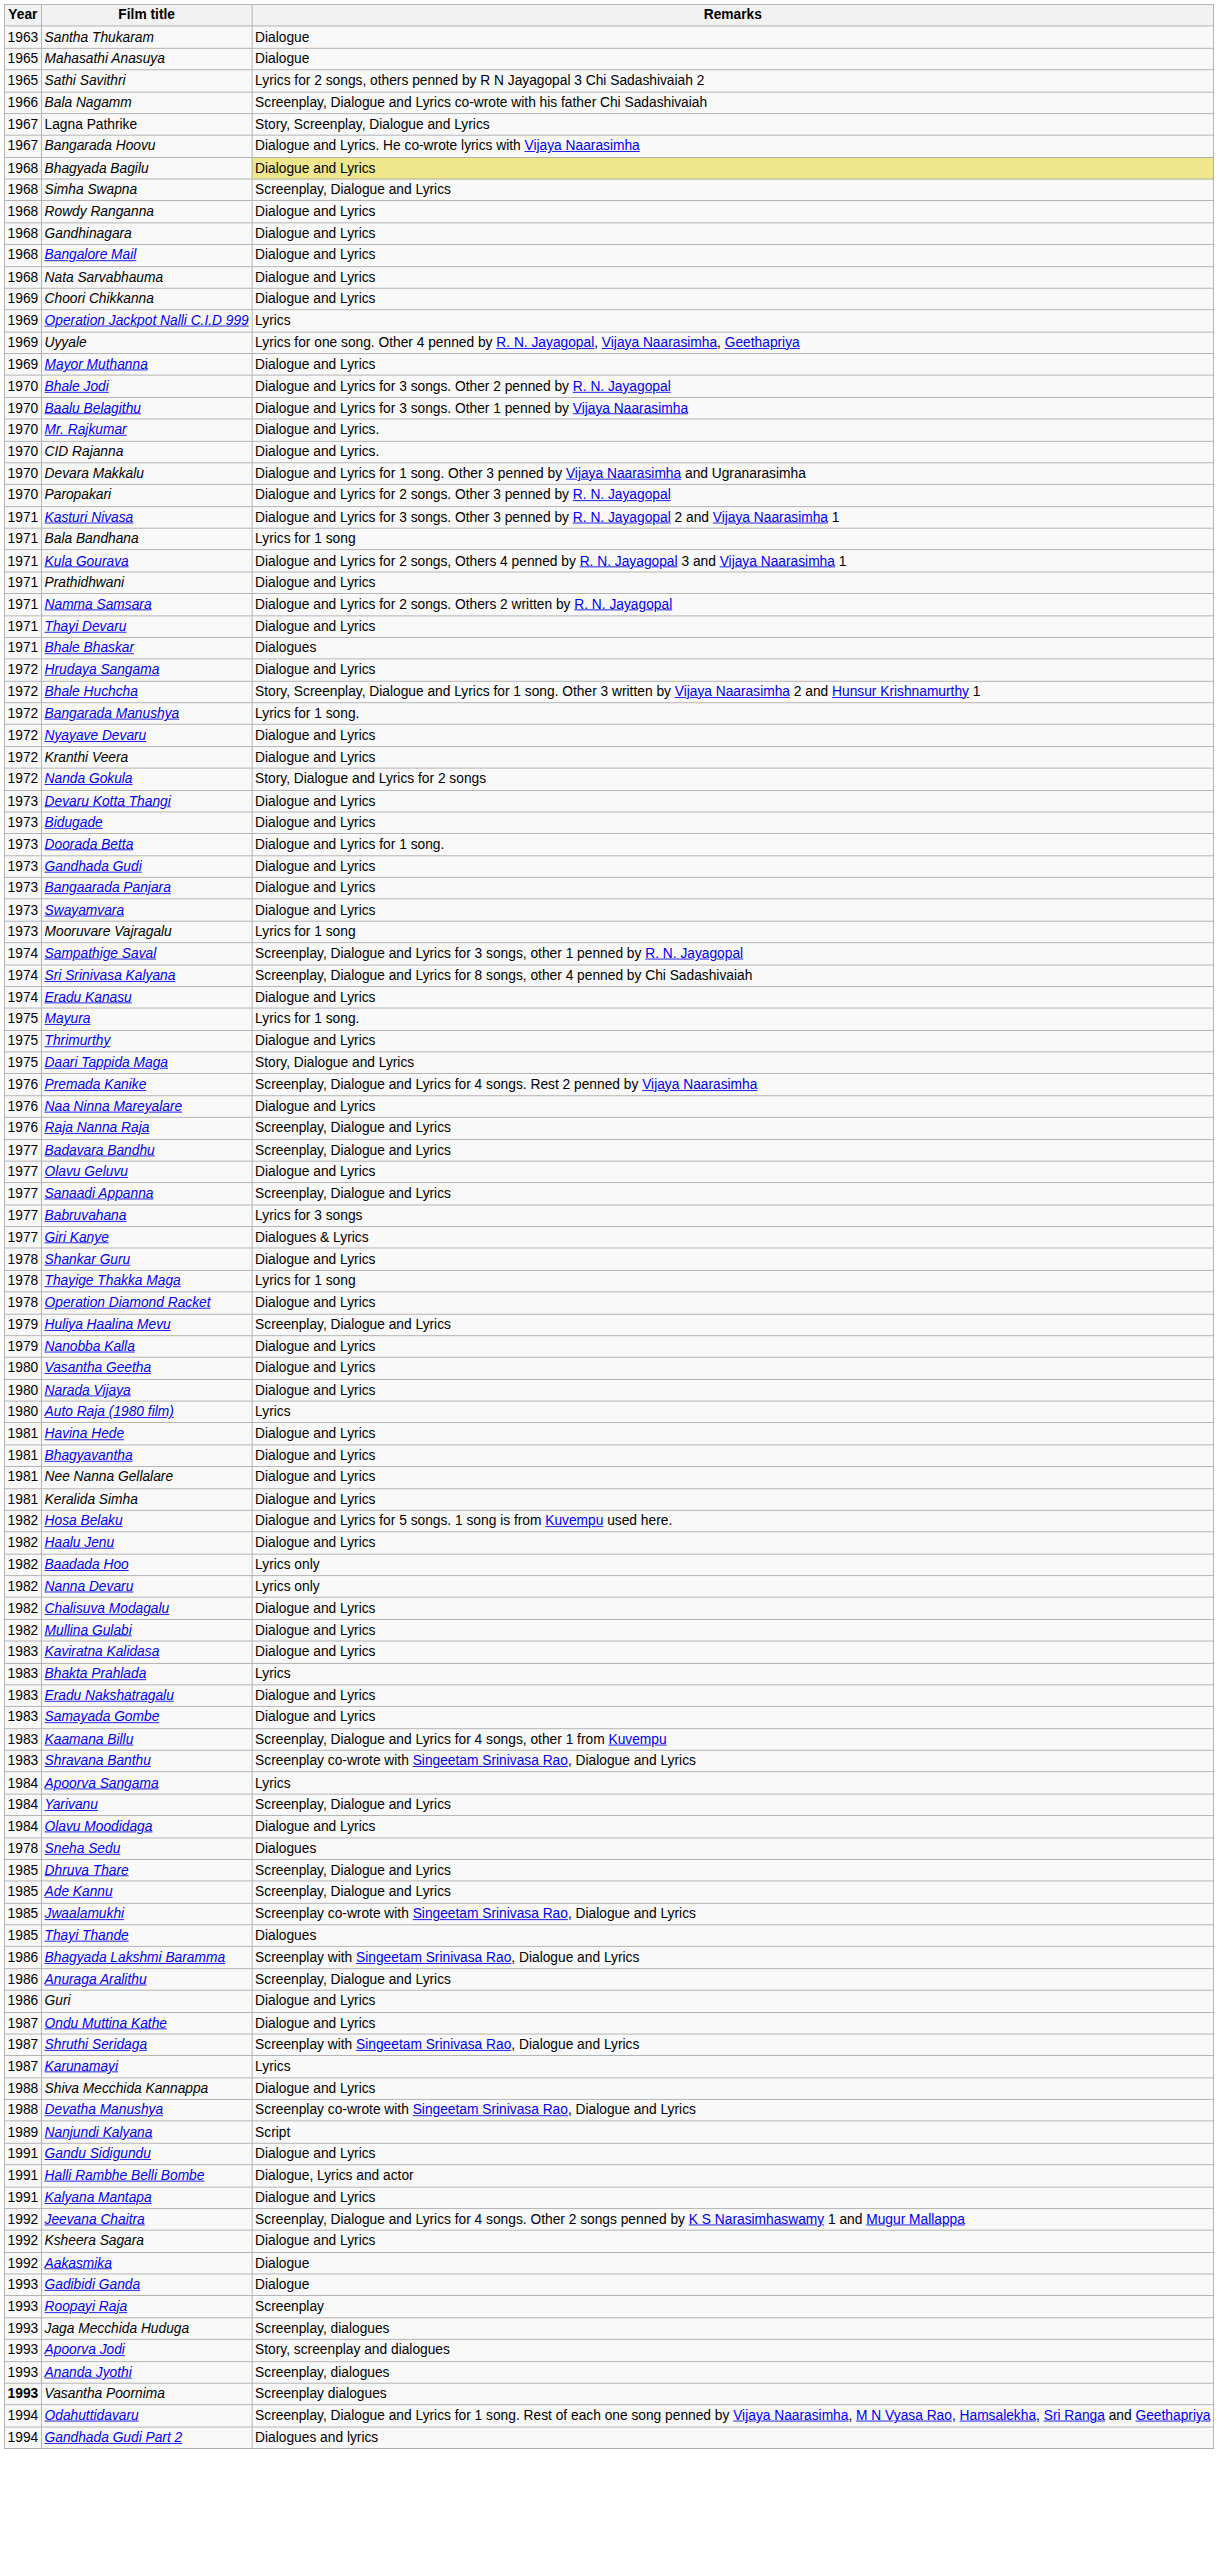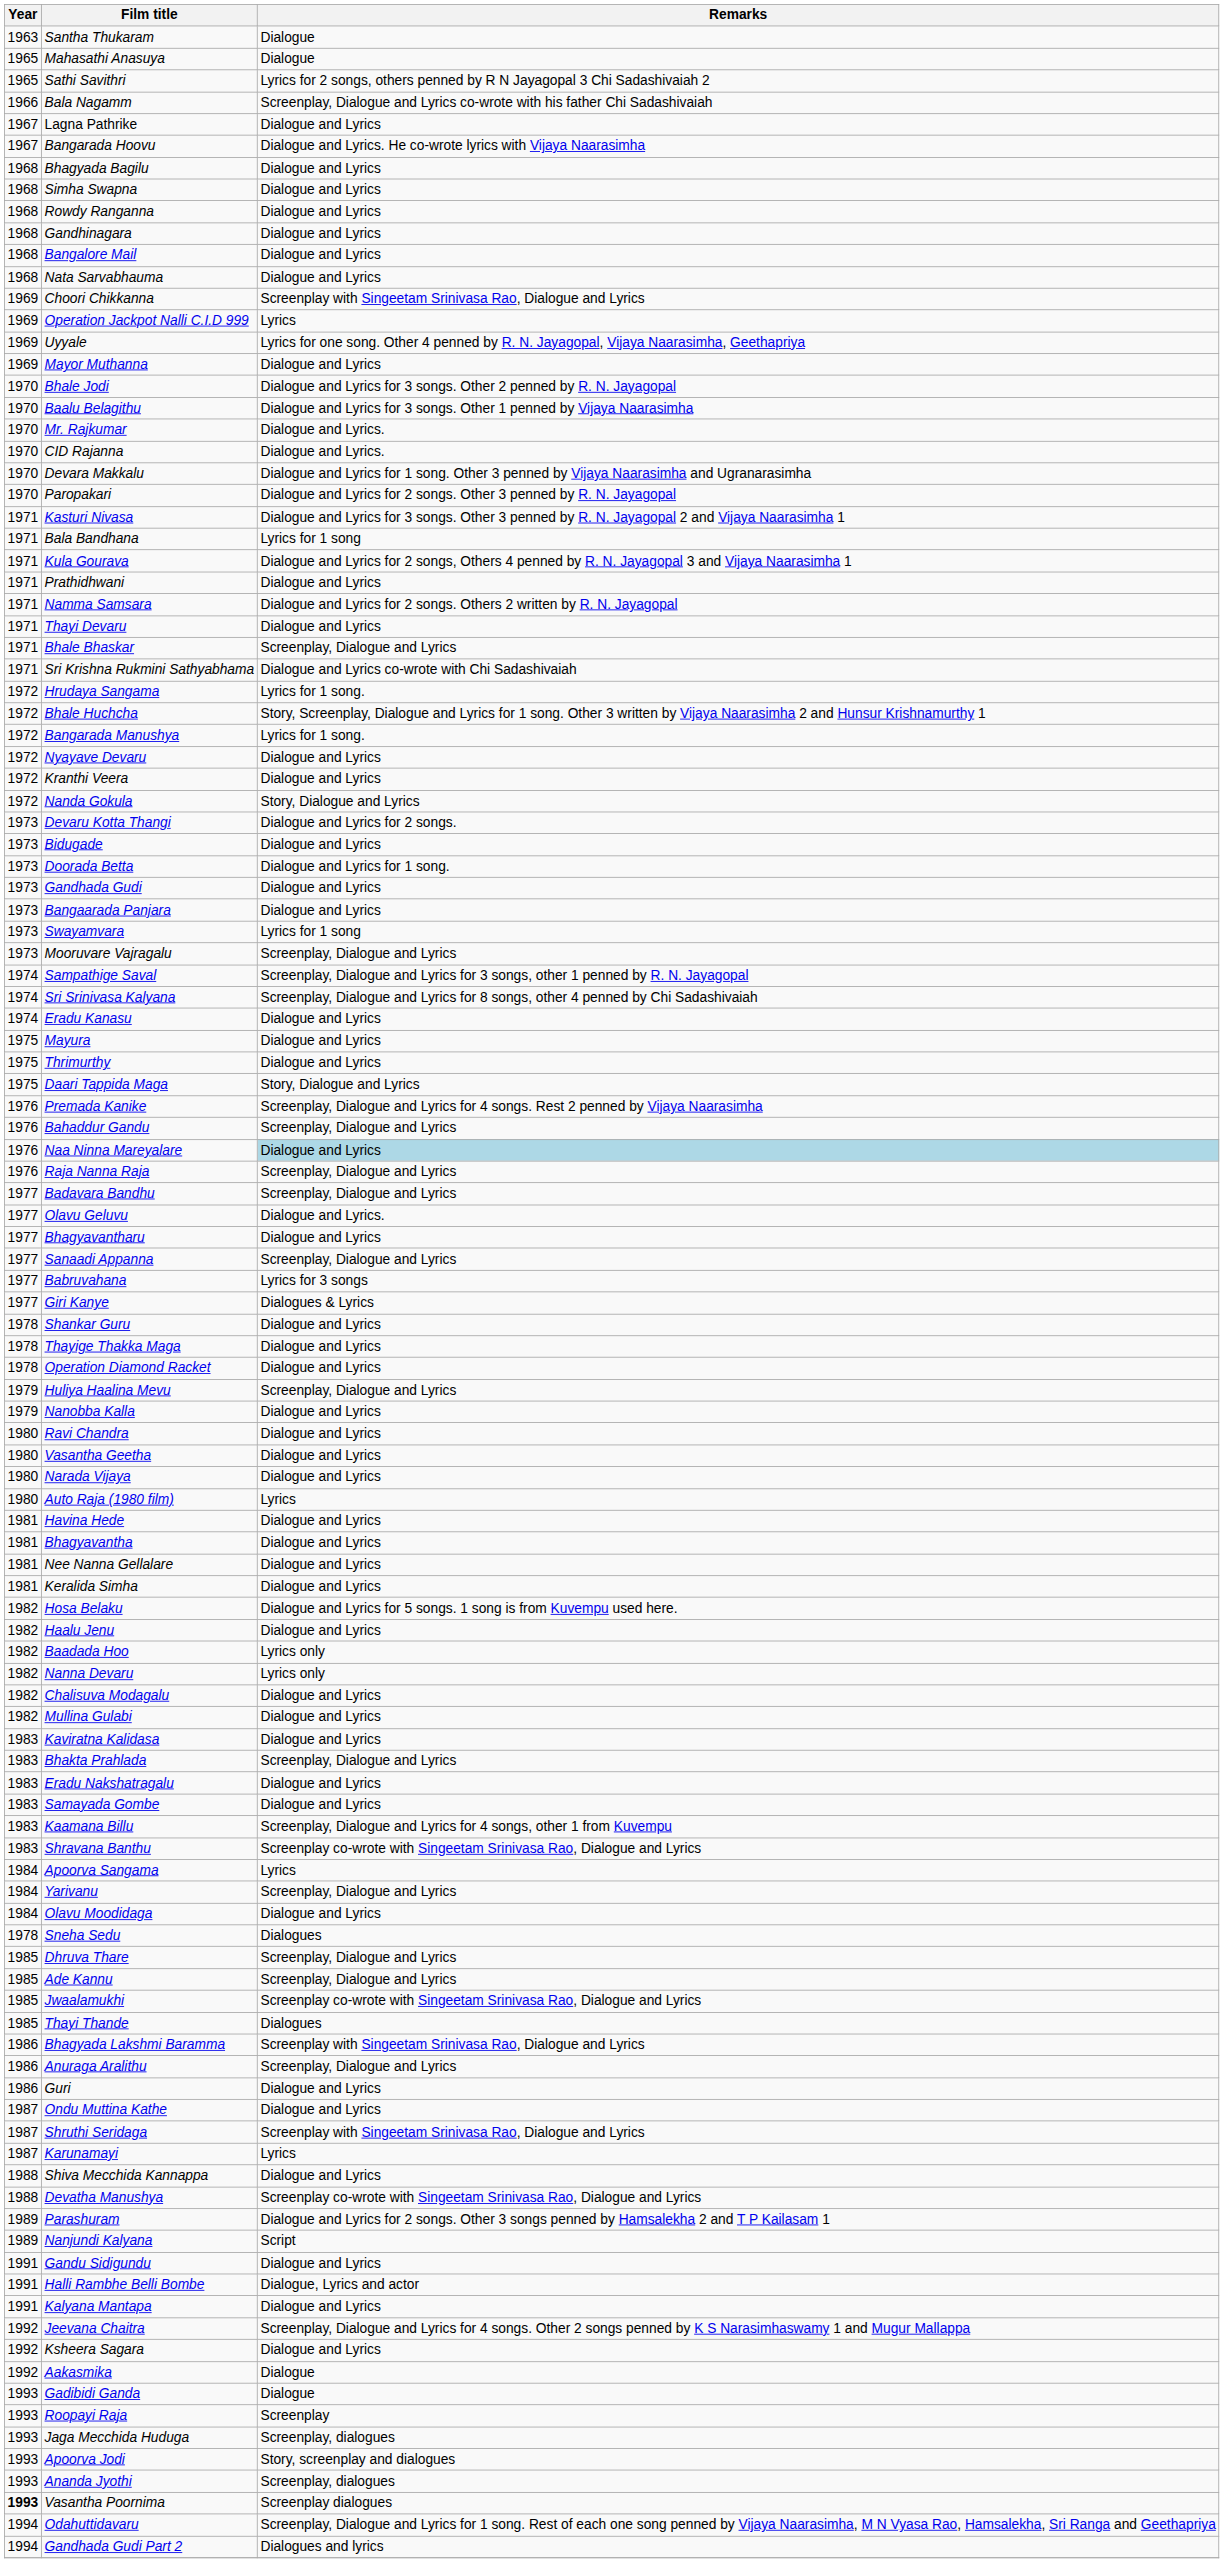(372, 124) Story, Screenplay, Dialogue and Lyrics -> (321, 124) Dialogue and Lyrics
(315, 168) khaki background -> (321, 168) no background
(353, 189) Screenplay, Dialogue and Lyrics -> (321, 189) Dialogue and Lyrics
(315, 299) Dialogue and Lyrics -> (453, 299) Screenplay with Singeetam Srinivasa Rao, Dialogue and Lyrics
(286, 648) Dialogues -> (358, 648) Screenplay, Dialogue and Lyrics
+ row: (149, 670)
(315, 670) Dialogue and Lyrics -> (313, 691) Lyrics for 1 song.
(371, 779) Story, Dialogue and Lyrics for 2 songs -> (340, 801) Story, Dialogue and Lyrics
(315, 801) Dialogue and Lyrics -> (358, 822) Dialogue and Lyrics for 2 songs.
(315, 910) Dialogue and Lyrics -> (311, 931) Lyrics for 1 song
(305, 931) Lyrics for 1 song -> (358, 953) Screenplay, Dialogue and Lyrics
(307, 1019) Lyrics for 1 song. -> (321, 1041) Dialogue and Lyrics
+ row: (97, 1128)
(315, 1106) no background -> (321, 1150) lightblue background
(315, 1172) Dialogue and Lyrics -> (323, 1215) Dialogue and Lyrics.
+ row: (95, 1237)
(305, 1281) Lyrics for 1 song -> (321, 1346) Dialogue and Lyrics
+ row: (87, 1433)
(273, 1673) Lyrics -> (358, 1761) Screenplay, Dialogue and Lyrics
+ row: (82, 2219)
